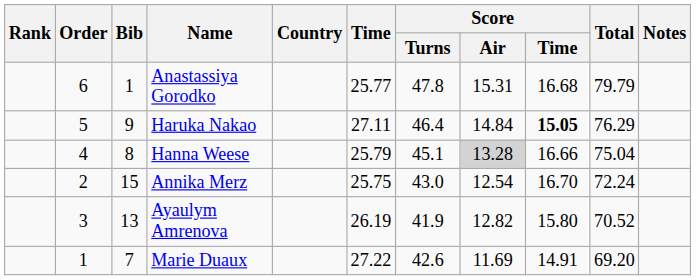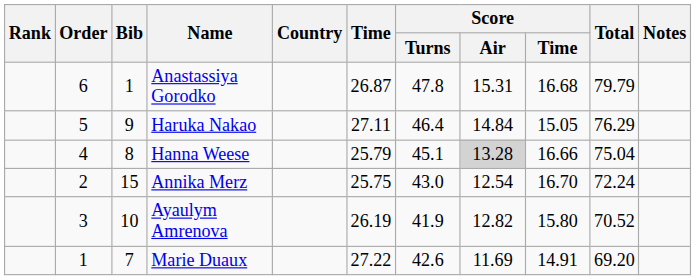(371, 86) 25.77 -> (371, 86) 26.87
(558, 125) bold -> (558, 125) normal
(129, 221) 13 -> (129, 221) 10
